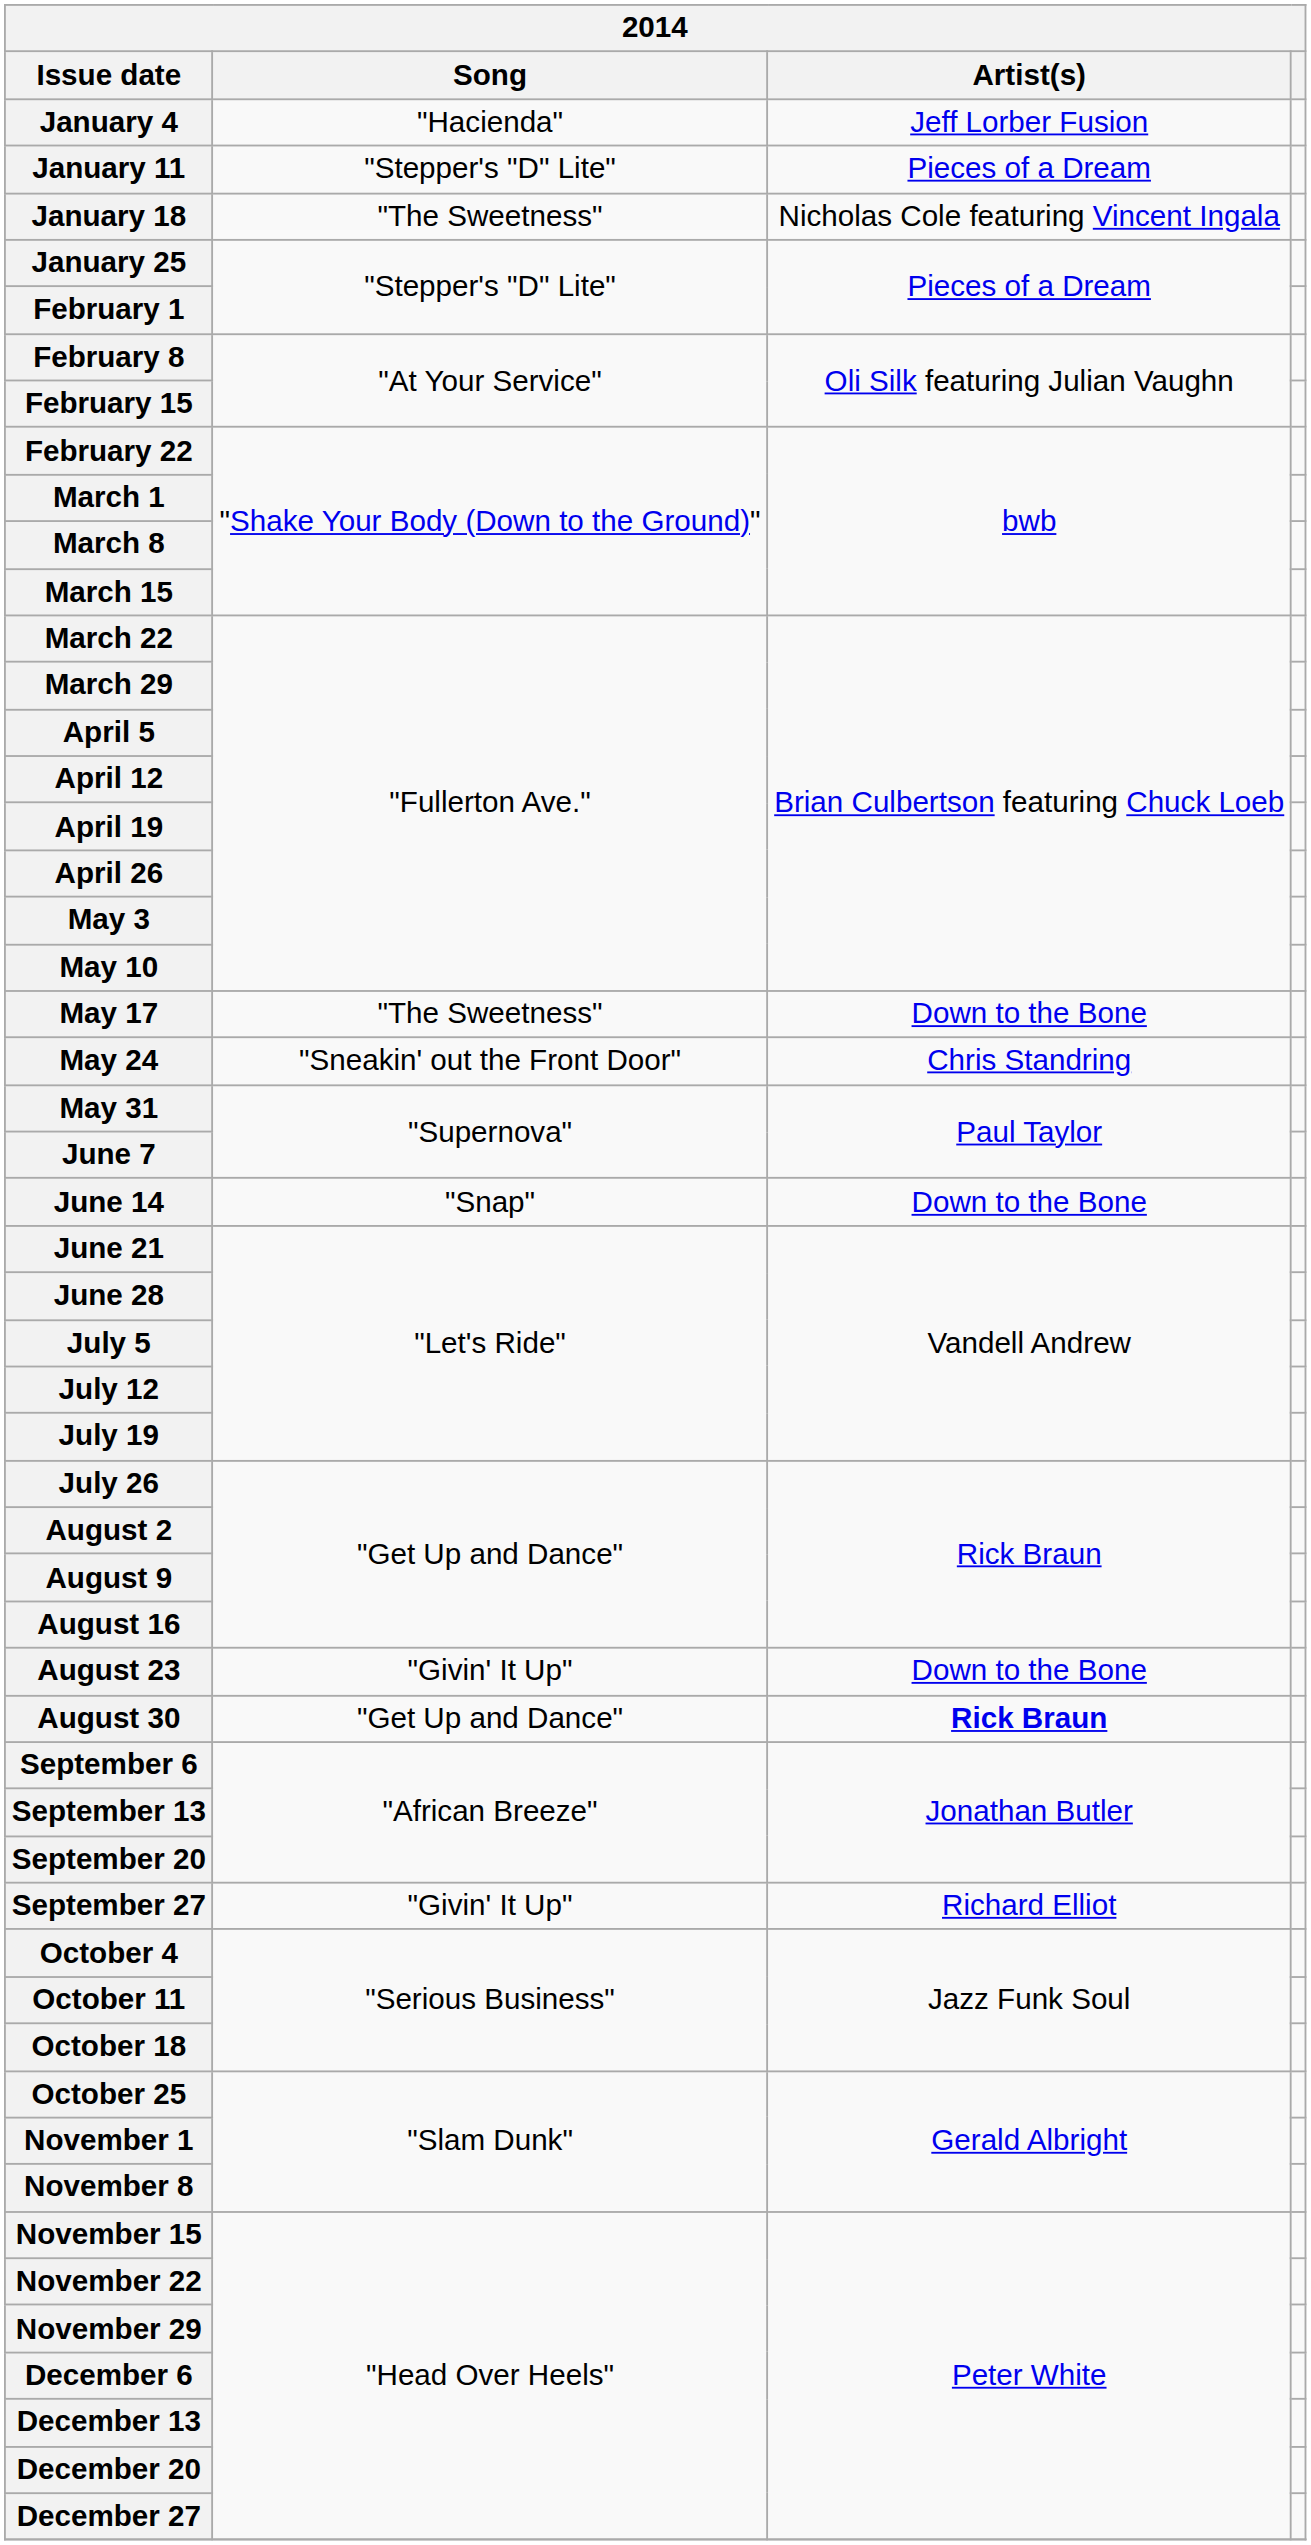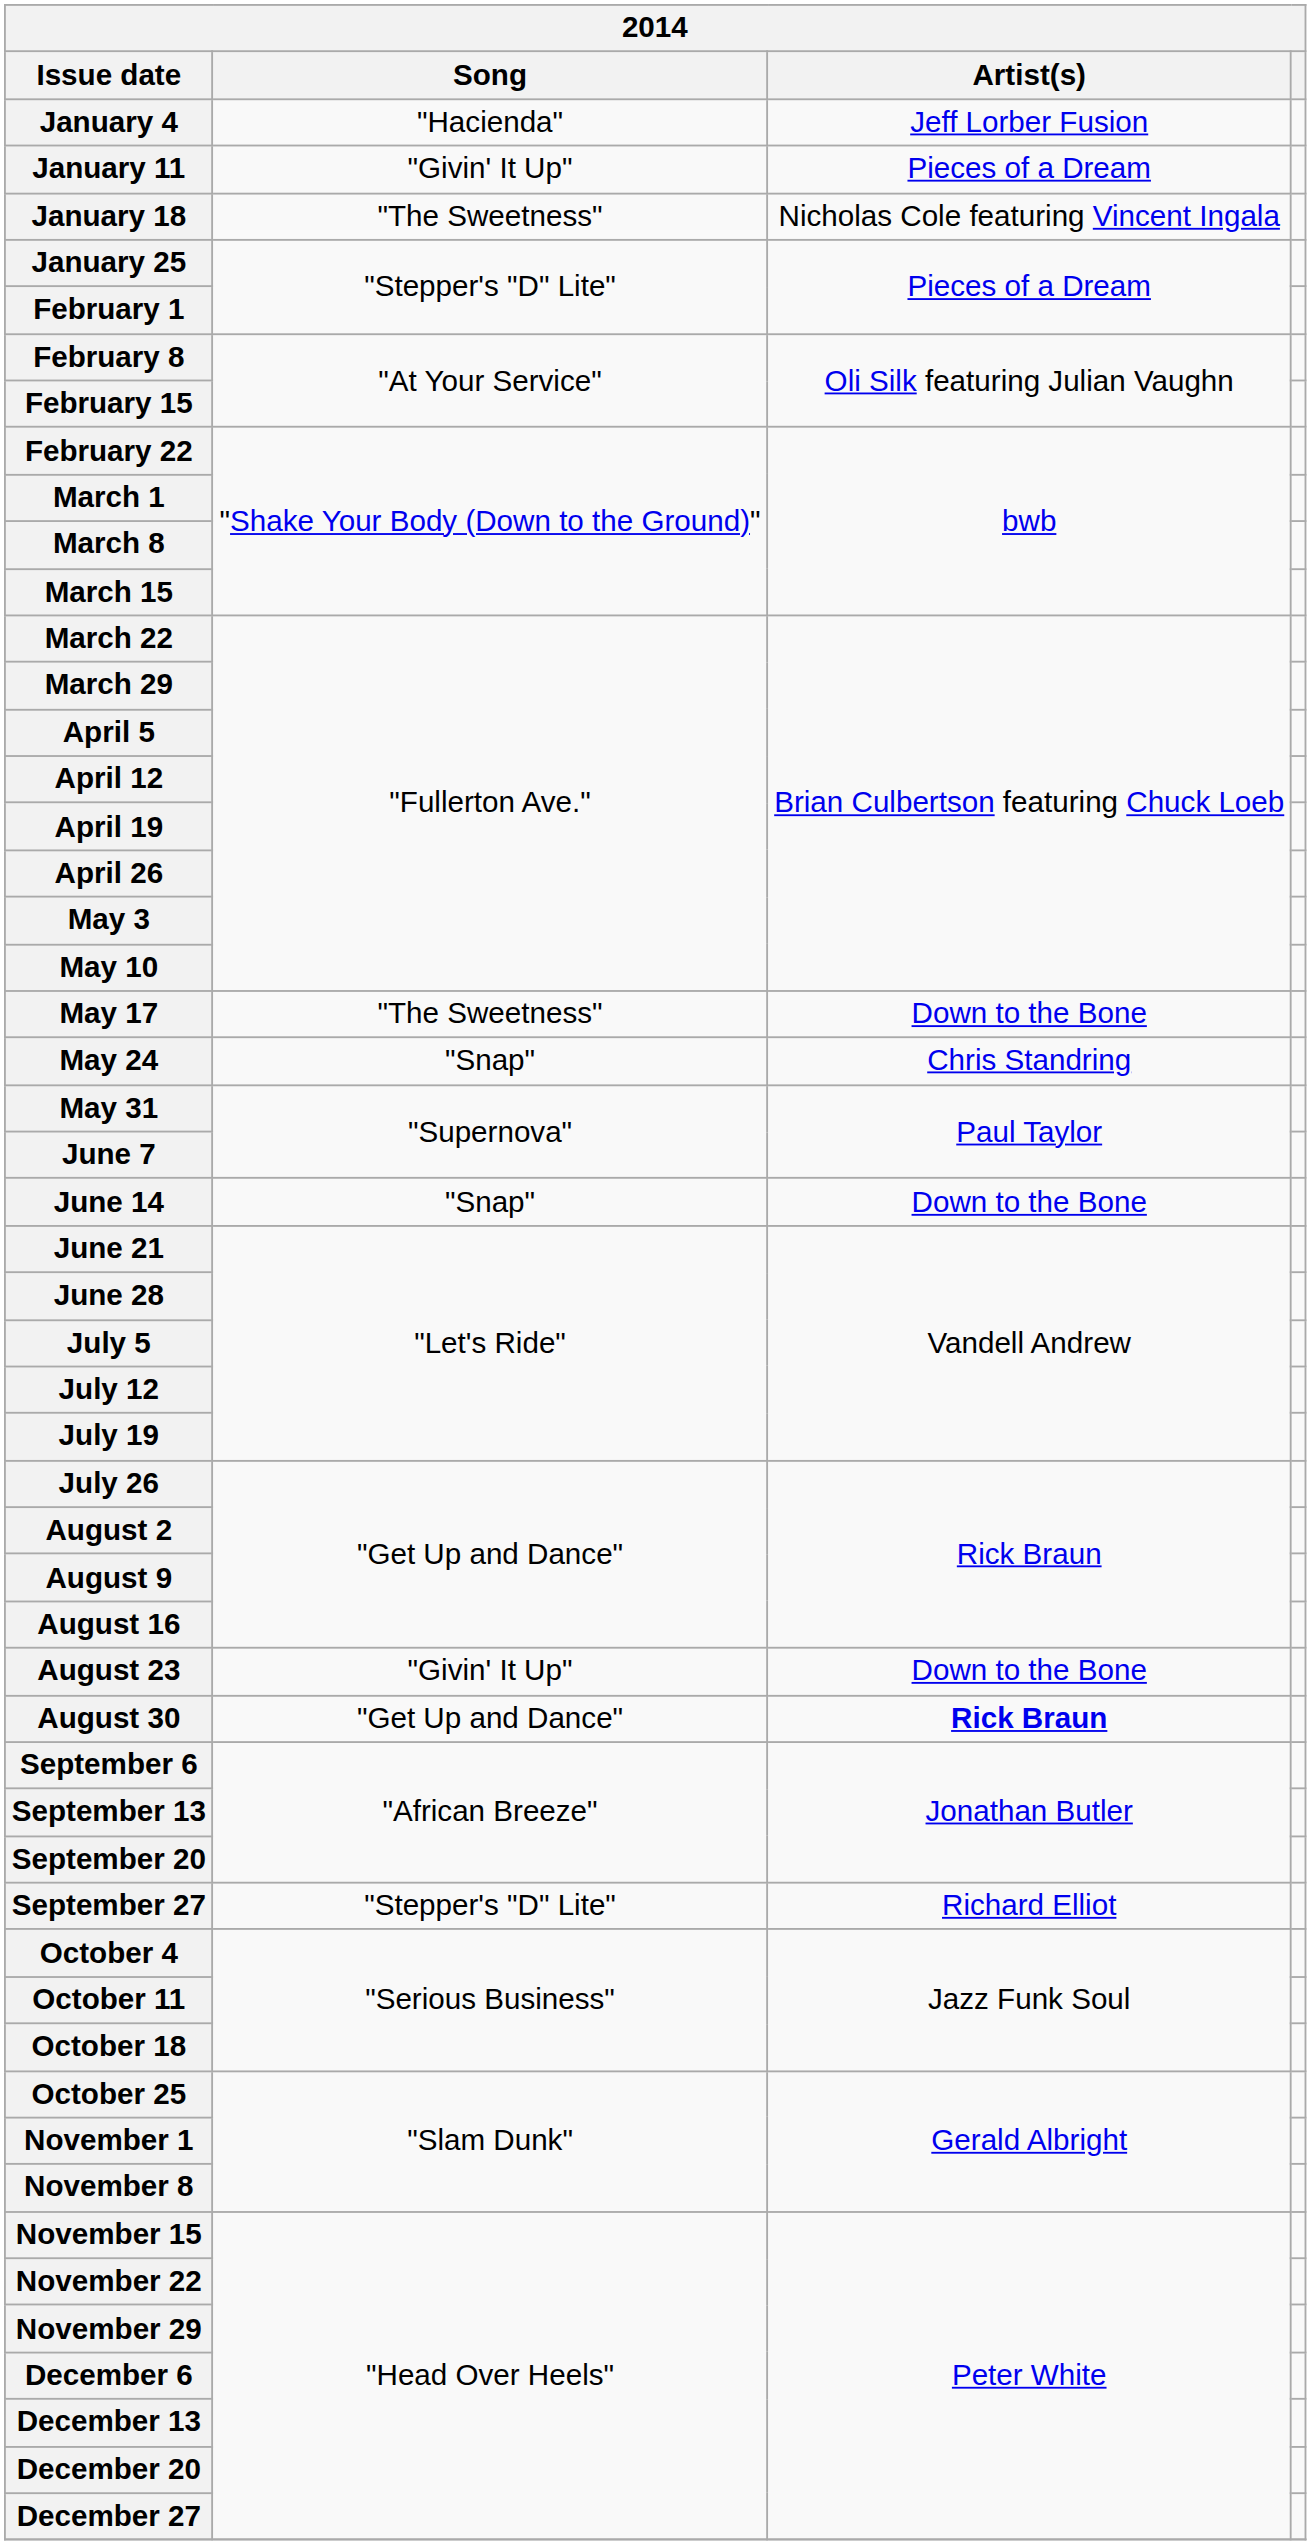(490, 168) "Stepper's "D" Lite" -> (490, 168) "Givin' It Up"
(490, 1060) "Sneakin' out the Front Door" -> (490, 1060) "Snap"
(490, 1905) "Givin' It Up" -> (490, 1905) "Stepper's "D" Lite"
